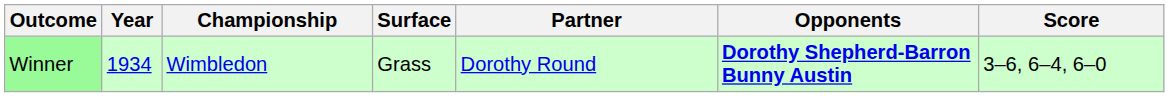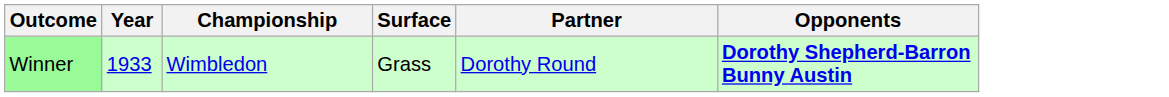- column: (1071, 20)
(129, 63) 1934 -> (129, 63) 1933
